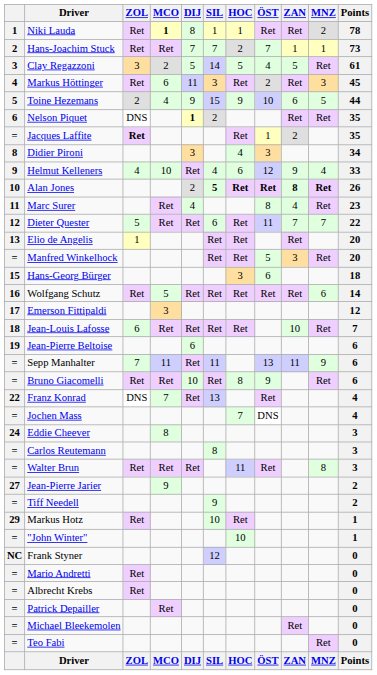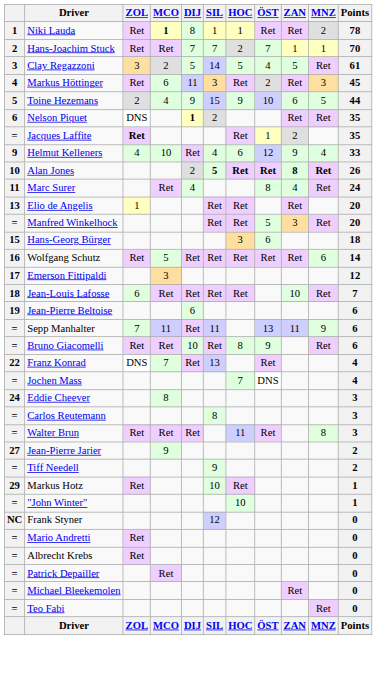(355, 47) 73 -> (355, 47) 70
- row: (55, 152)
(355, 205) 23 -> (355, 187) 24
- row: (58, 222)
